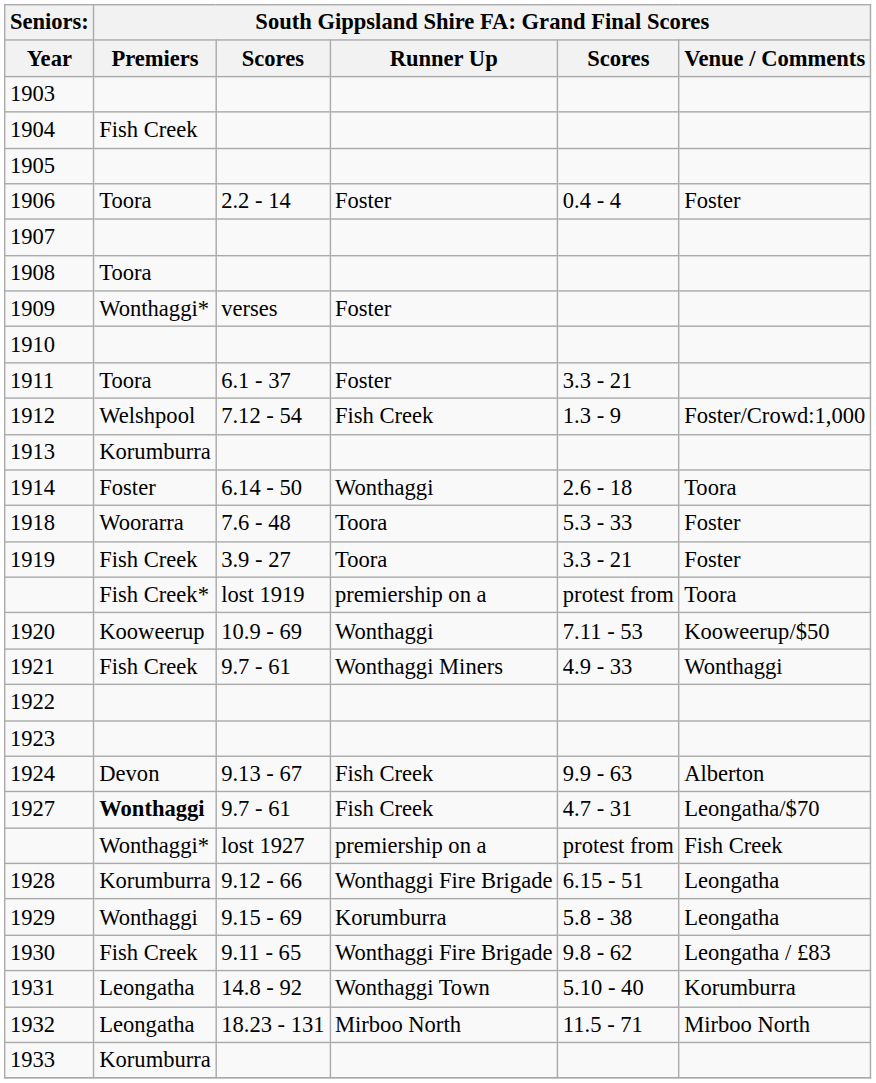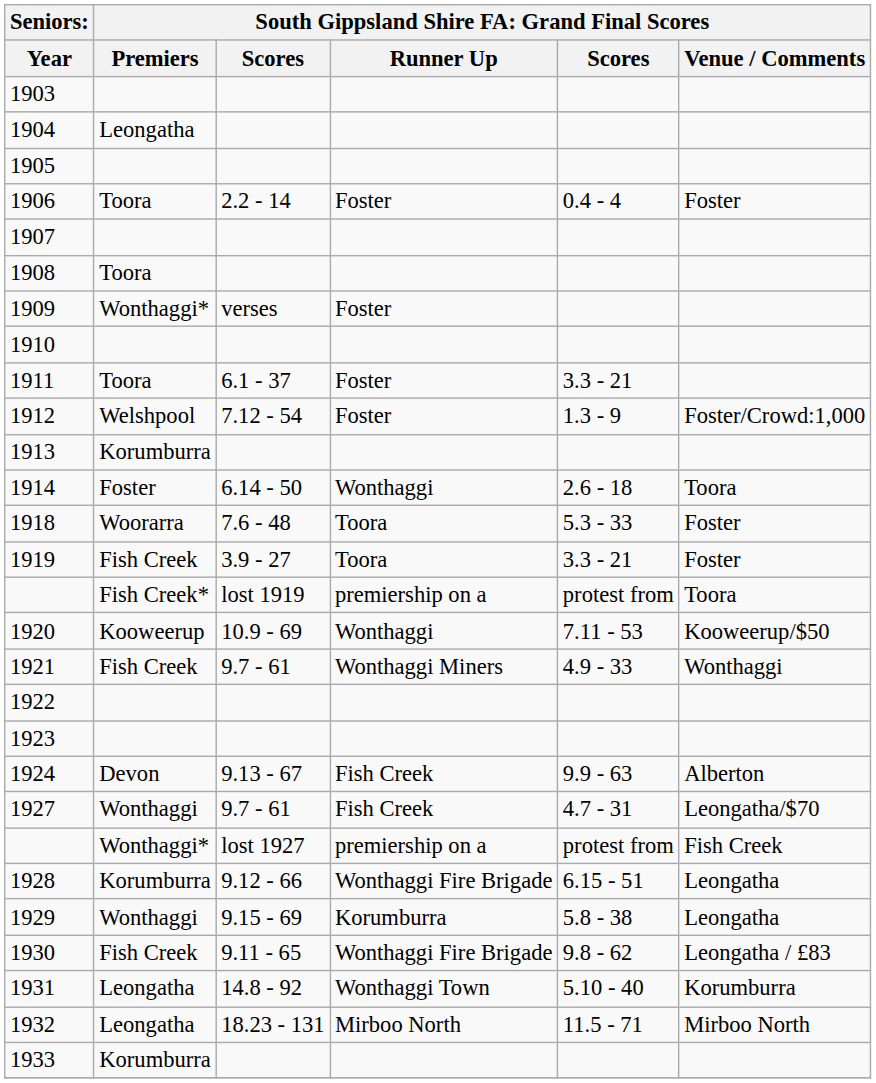(148, 129) Fish Creek -> (147, 129) Leongatha
(384, 415) Fish Creek -> (363, 415) Foster
(152, 809) bold -> (148, 809) normal
